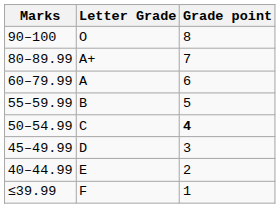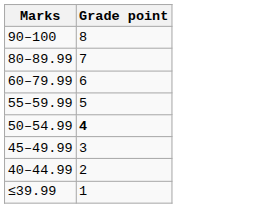- column: (128, 16)
